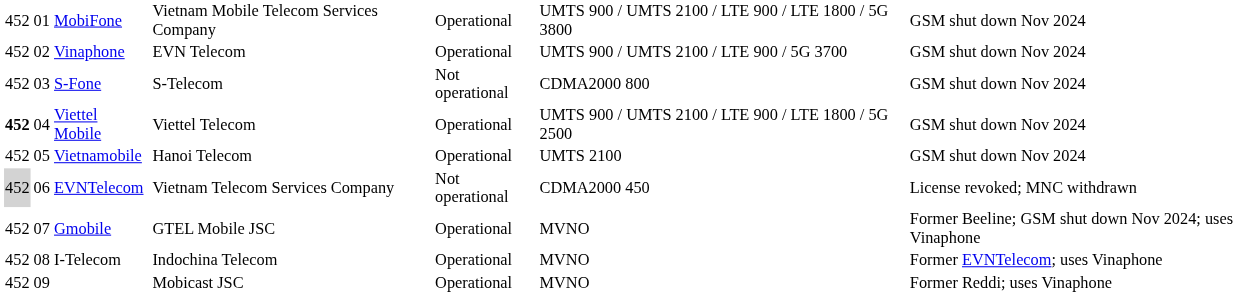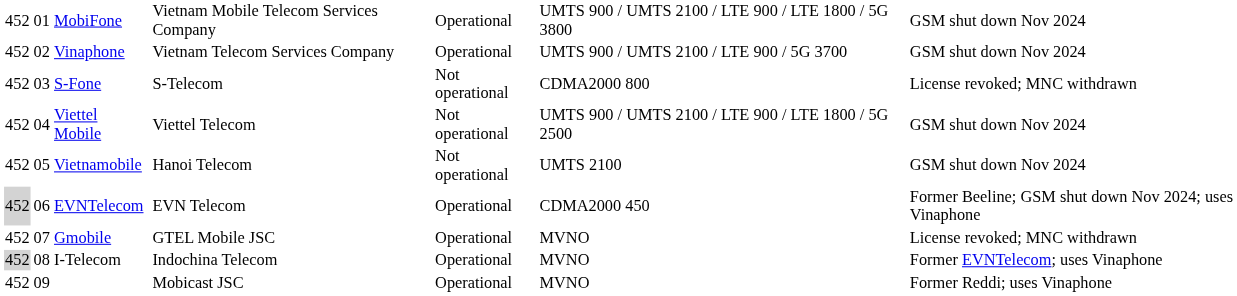(199, 52) EVN Telecom -> (273, 52) Vietnam Telecom Services Company
(998, 83) GSM shut down Nov 2024 -> (1023, 83) License revoked; MNC withdrawn
(17, 124) bold -> (17, 124) normal
(474, 124) Operational -> (472, 124) Not operational
(474, 156) Operational -> (472, 165) Not operational
(273, 187) Vietnam Telecom Services Company -> (199, 206) EVN Telecom
(472, 187) Not operational -> (474, 206) Operational
(1023, 187) License revoked; MNC withdrawn -> (1071, 206) Former Beeline; GSM shut down Nov 2024; uses Vinaphone
(1071, 228) Former Beeline; GSM shut down Nov 2024; uses Vinaphone -> (1023, 237) License revoked; MNC withdrawn
(17, 260) no background -> (17, 260) lightgrey background
